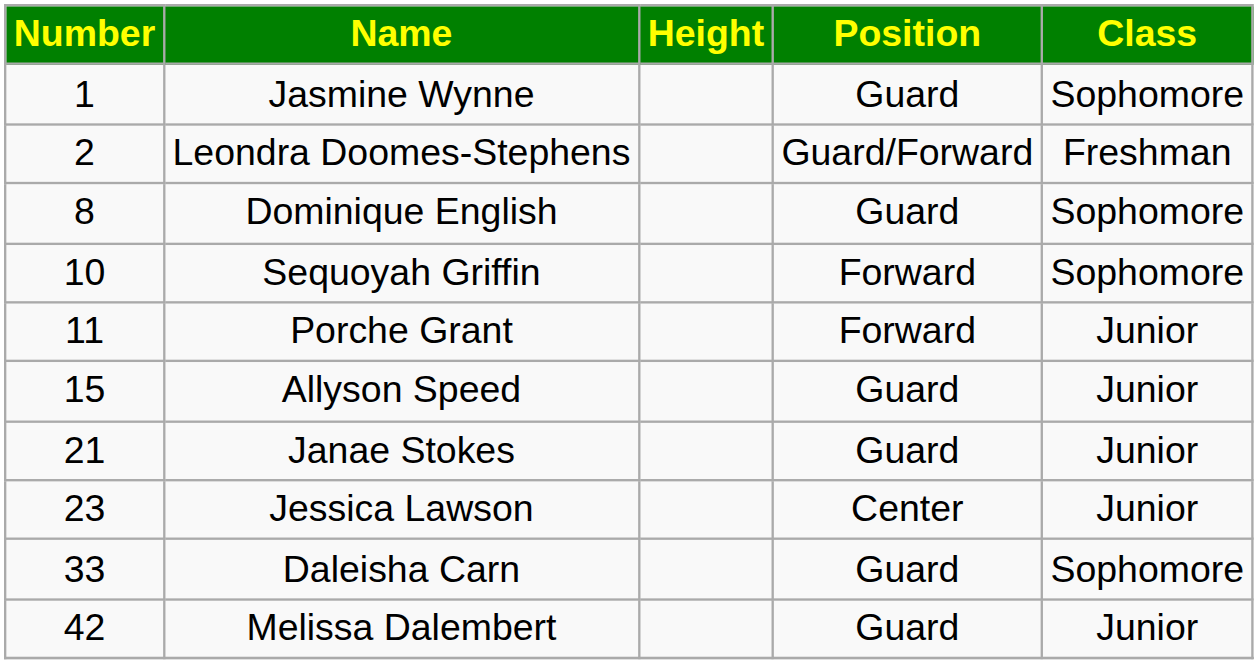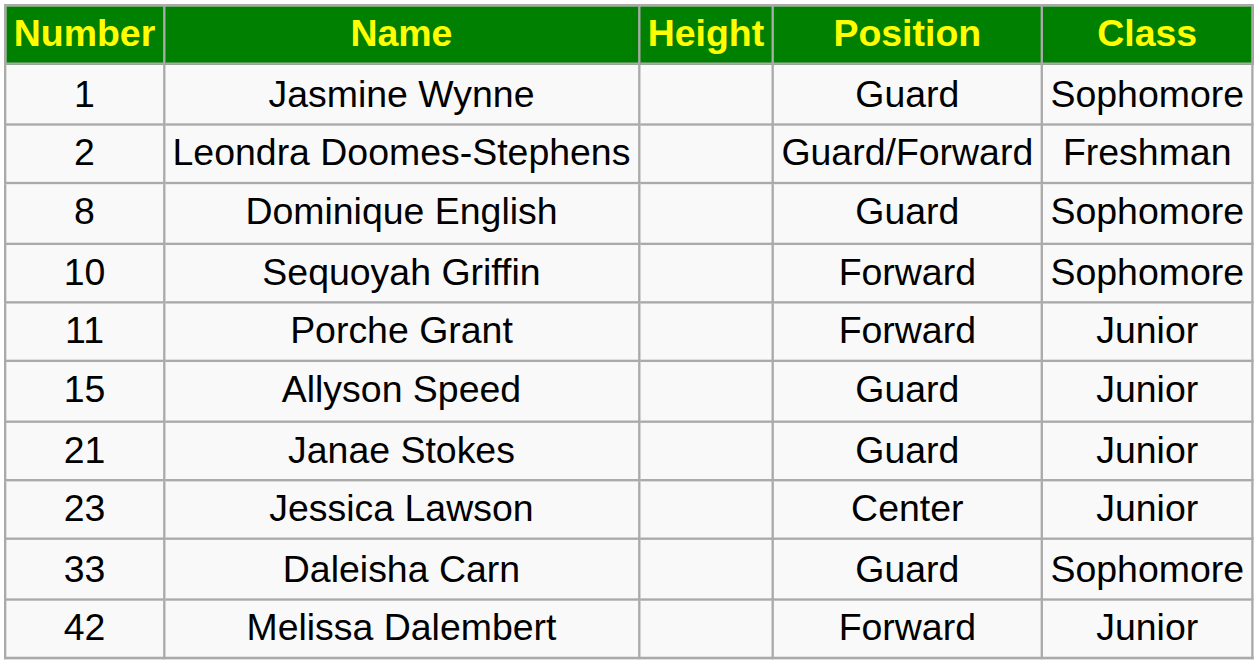(907, 627) Guard -> (907, 627) Forward
